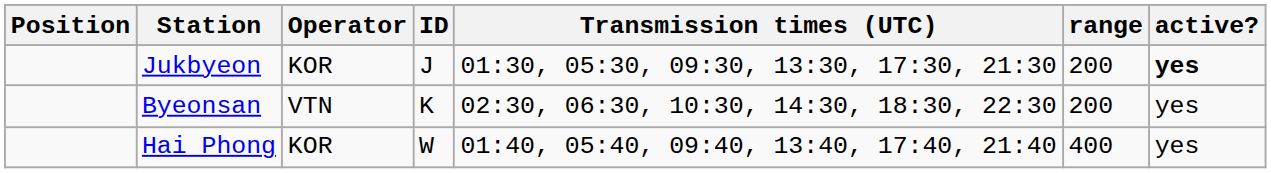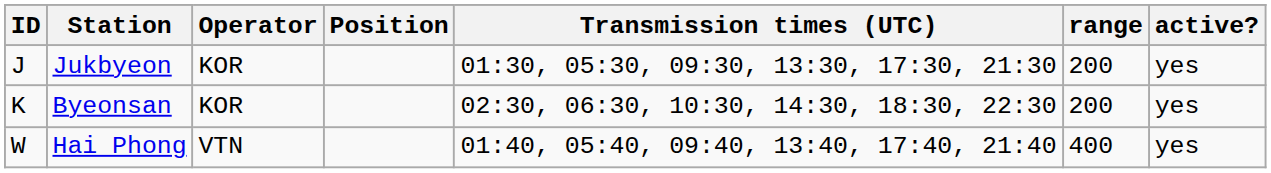columns swapped: (434, 25) <-> (70, 25)
(1177, 66) bold -> (1177, 66) normal
(310, 106) VTN -> (221, 106) KOR
(310, 147) KOR -> (221, 147) VTN
